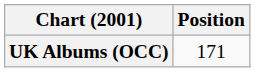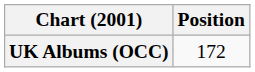(211, 50) 171 -> (211, 50) 172
